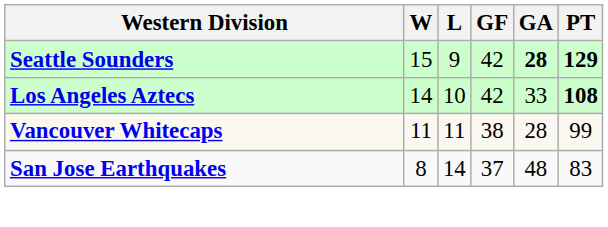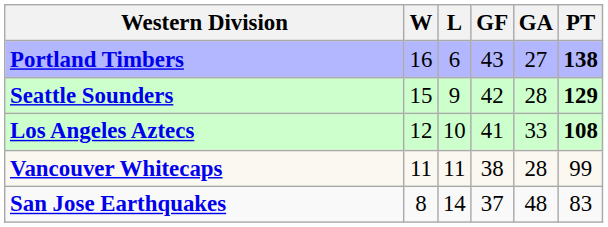+ row: (97, 58)
(536, 58) bold -> (536, 95) normal
(421, 95) 14 -> (421, 131) 12
(492, 95) 42 -> (492, 131) 41
